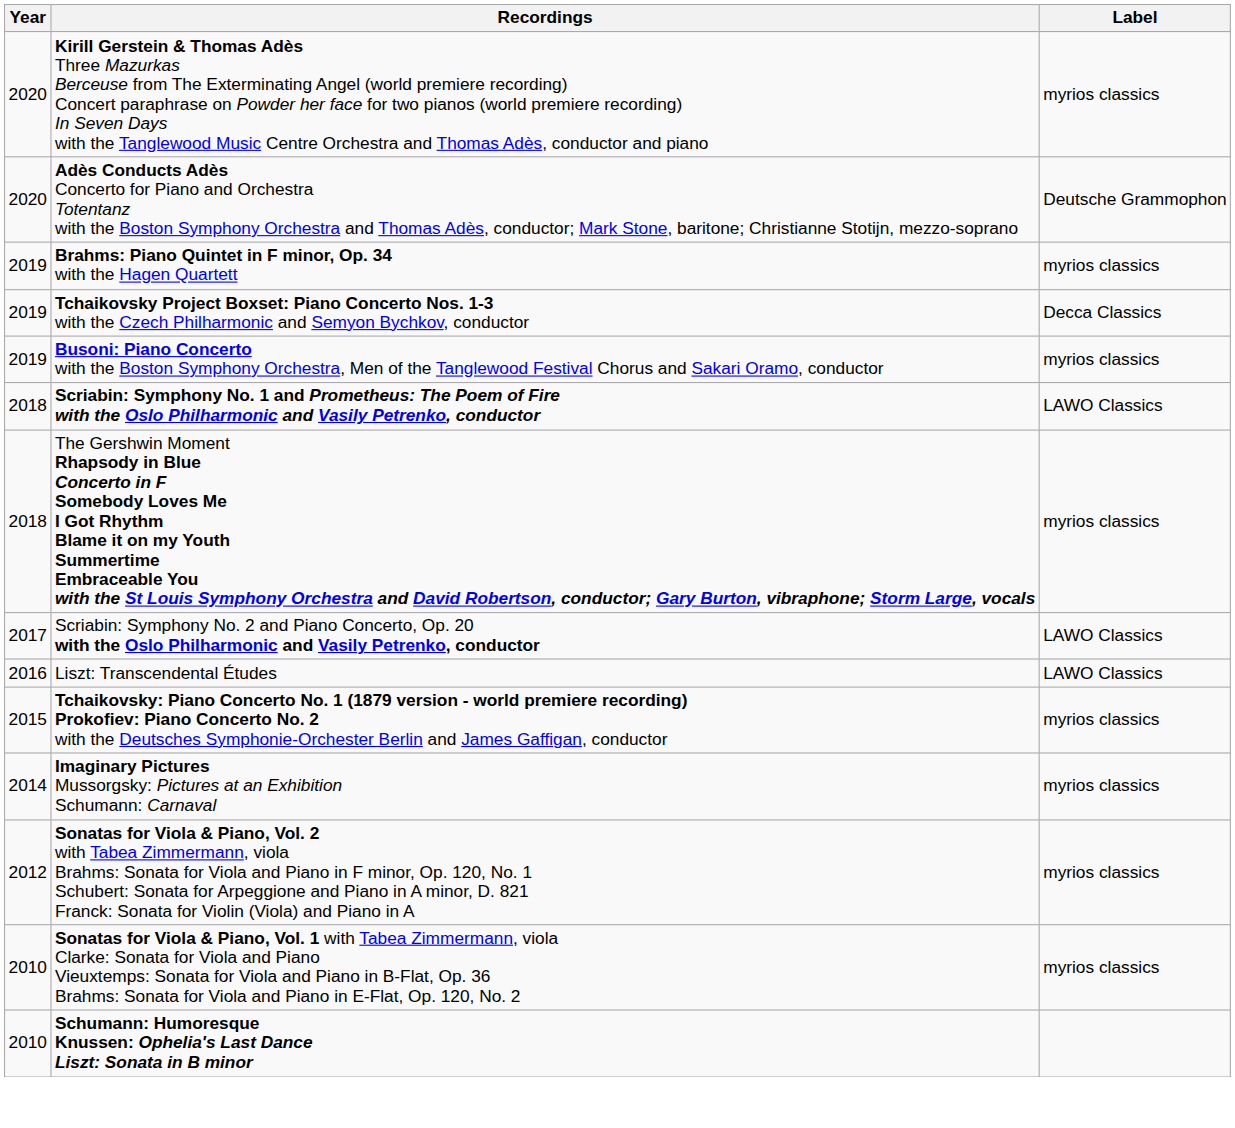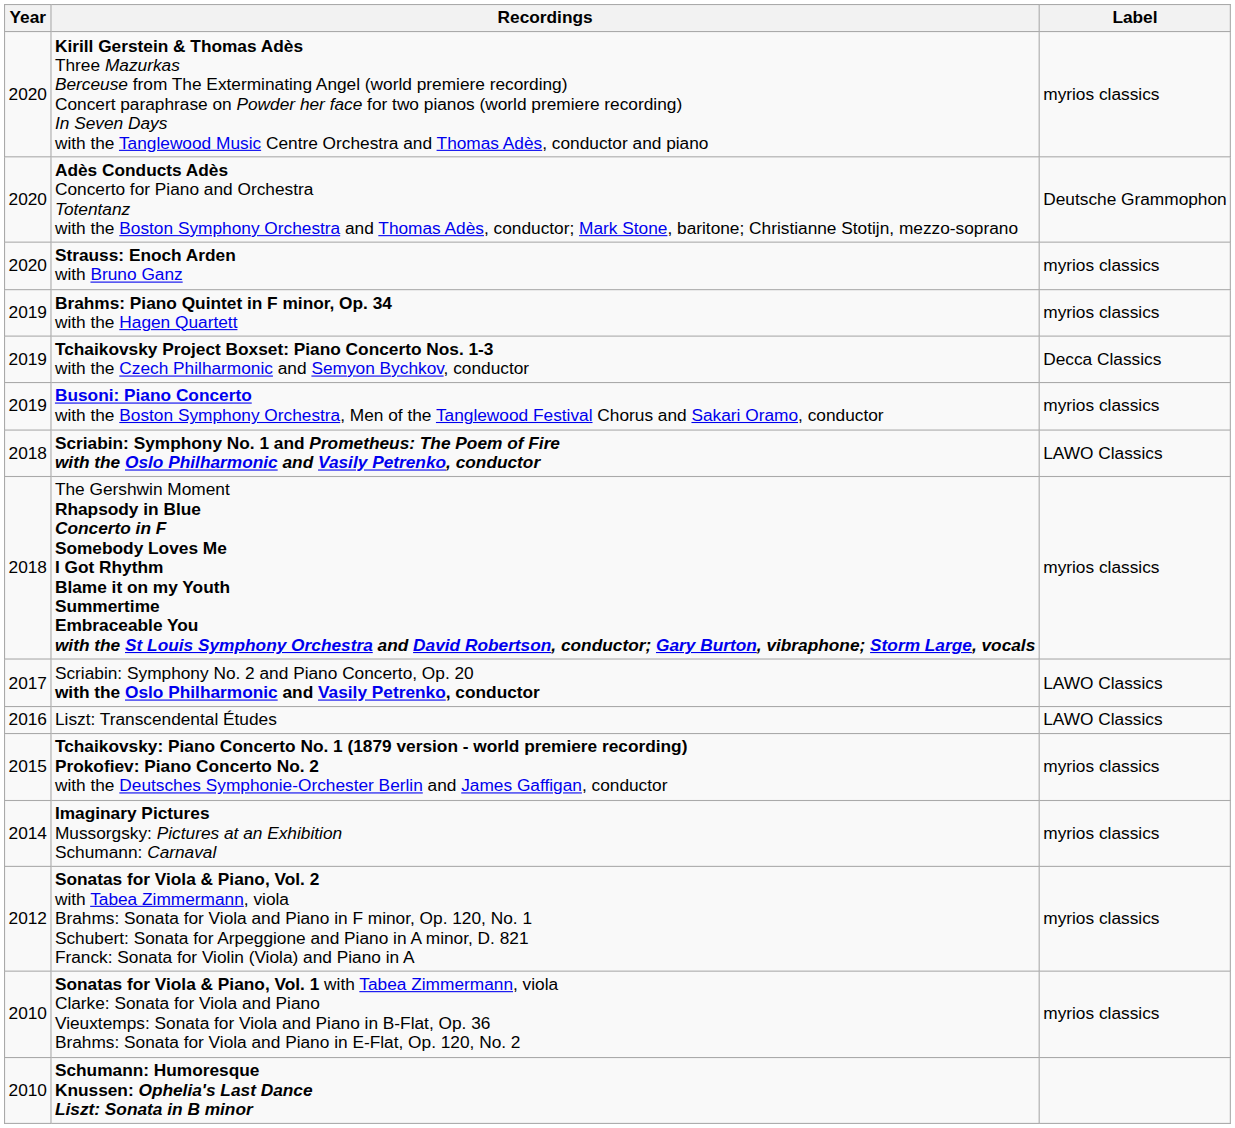+ row: (145, 265)
